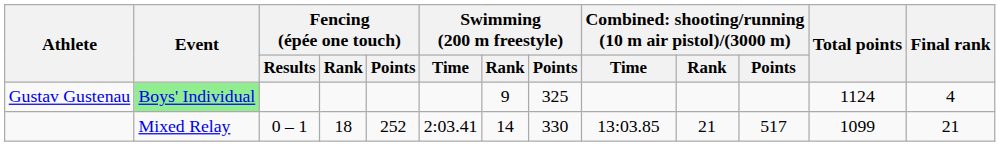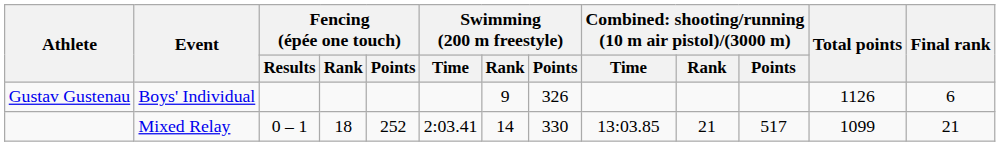(197, 97) lightgreen background -> (197, 97) no background
(555, 97) 325 -> (555, 97) 326
(857, 97) 1124 -> (857, 97) 1126
(950, 97) 4 -> (950, 97) 6
